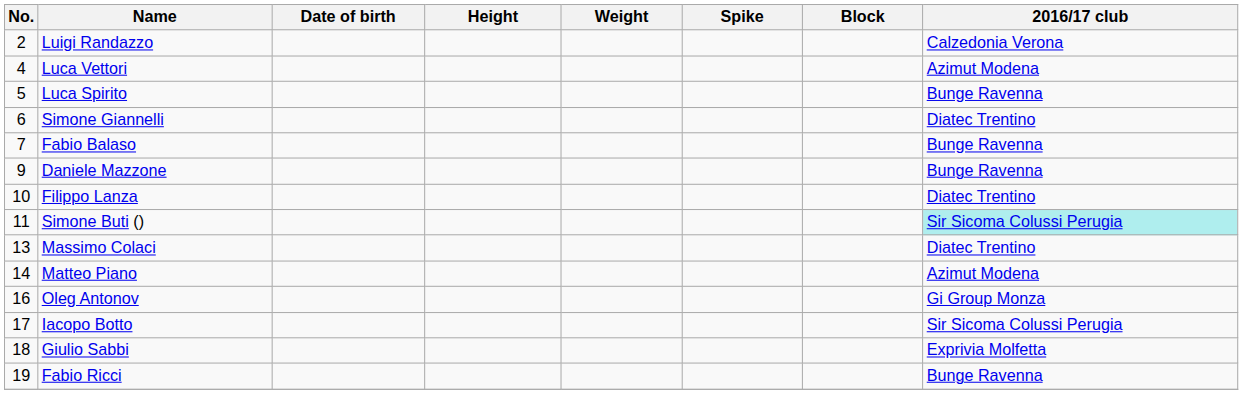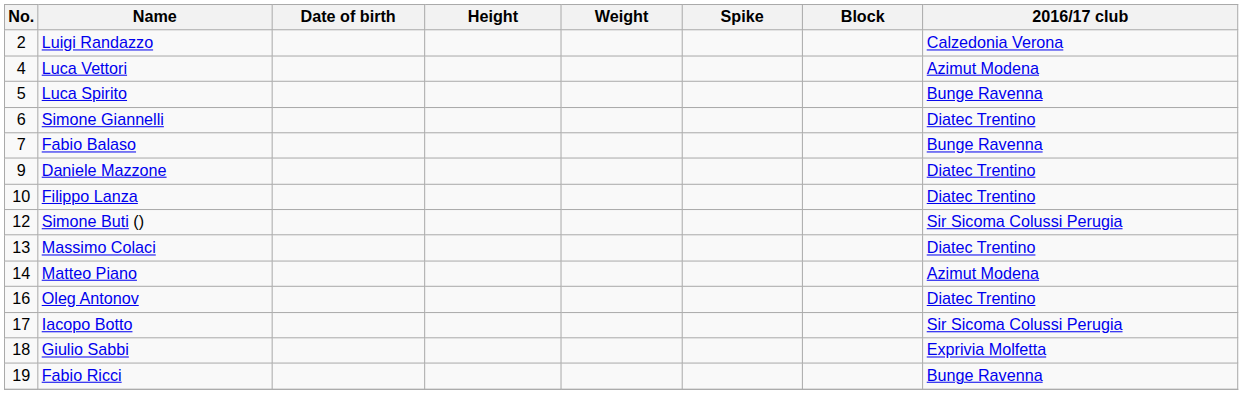(985, 171) Bunge Ravenna -> (981, 171) Diatec Trentino
(21, 222) 11 -> (21, 222) 12
(1025, 222) paleturquoise background -> (1025, 222) no background
(986, 299) Gi Group Monza -> (981, 299) Diatec Trentino
